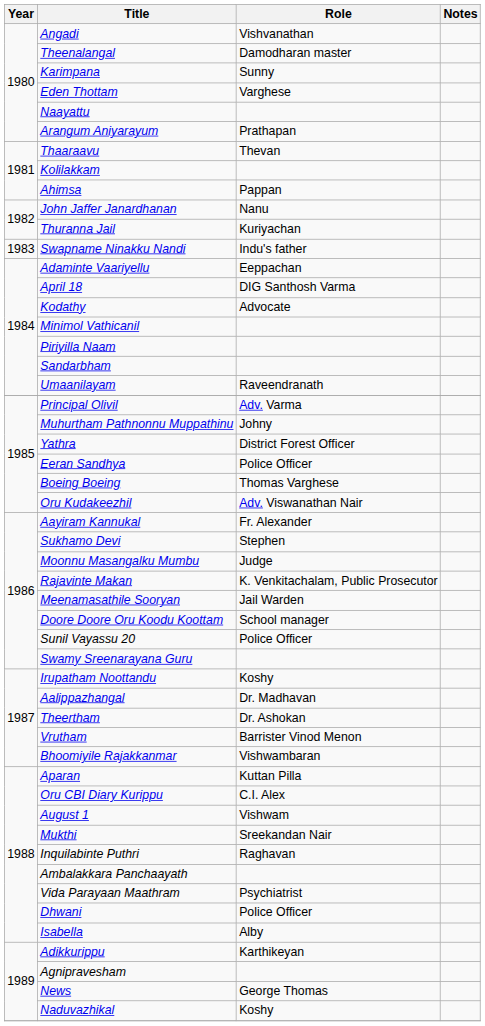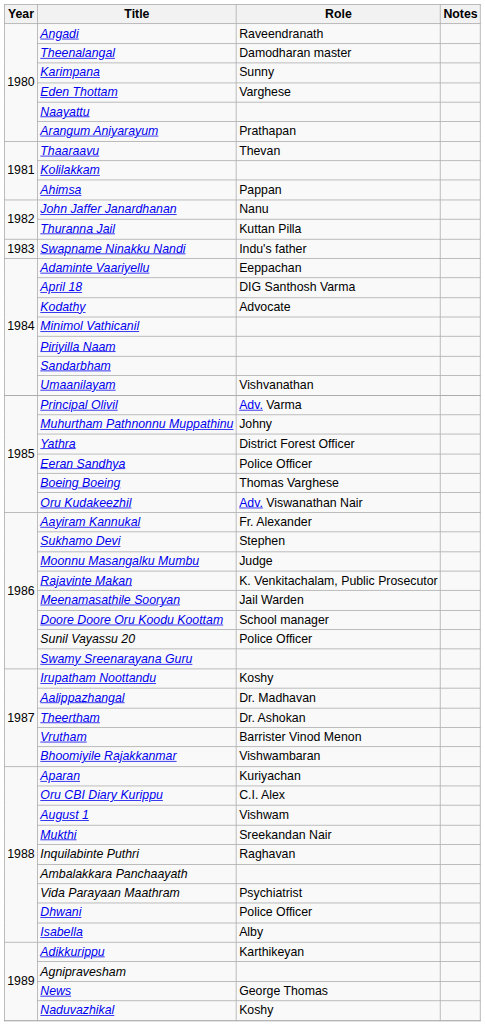(276, 33) Vishvanathan -> (281, 33) Raveendranath
(270, 229) Kuriyachan -> (270, 229) Kuttan Pilla
(281, 385) Raveendranath -> (276, 385) Vishvanathan
(270, 776) Kuttan Pilla -> (270, 776) Kuriyachan
